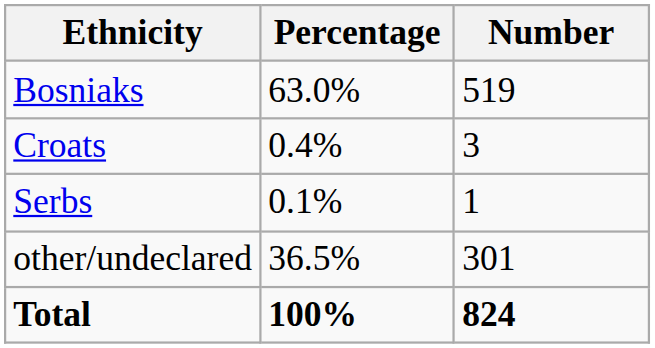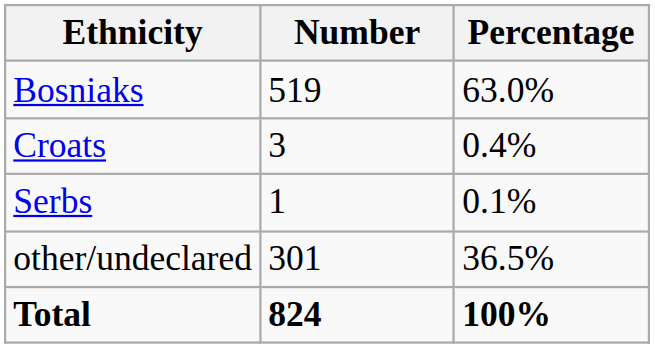columns swapped: (551, 32) <-> (357, 32)
